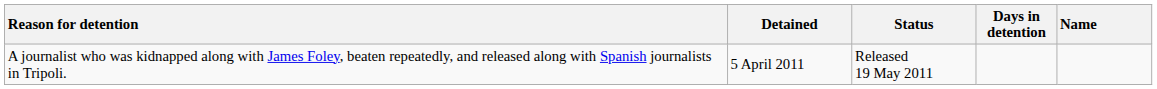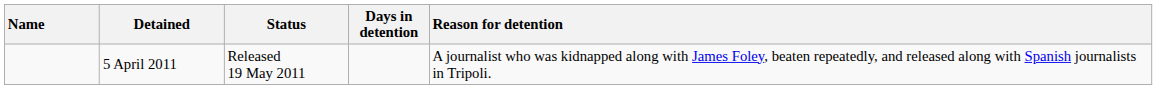columns swapped: (1078, 24) <-> (73, 24)
